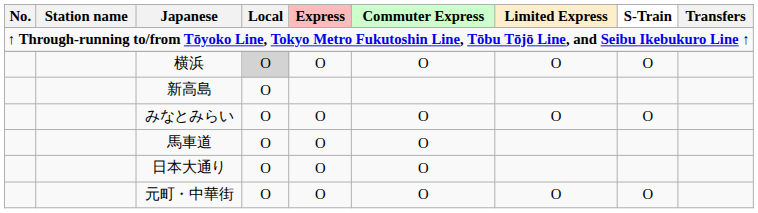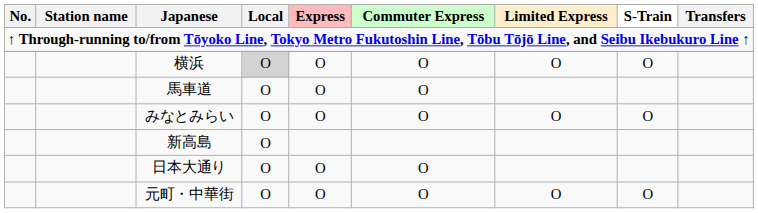rows swapped: (189, 89) <-> (189, 142)
